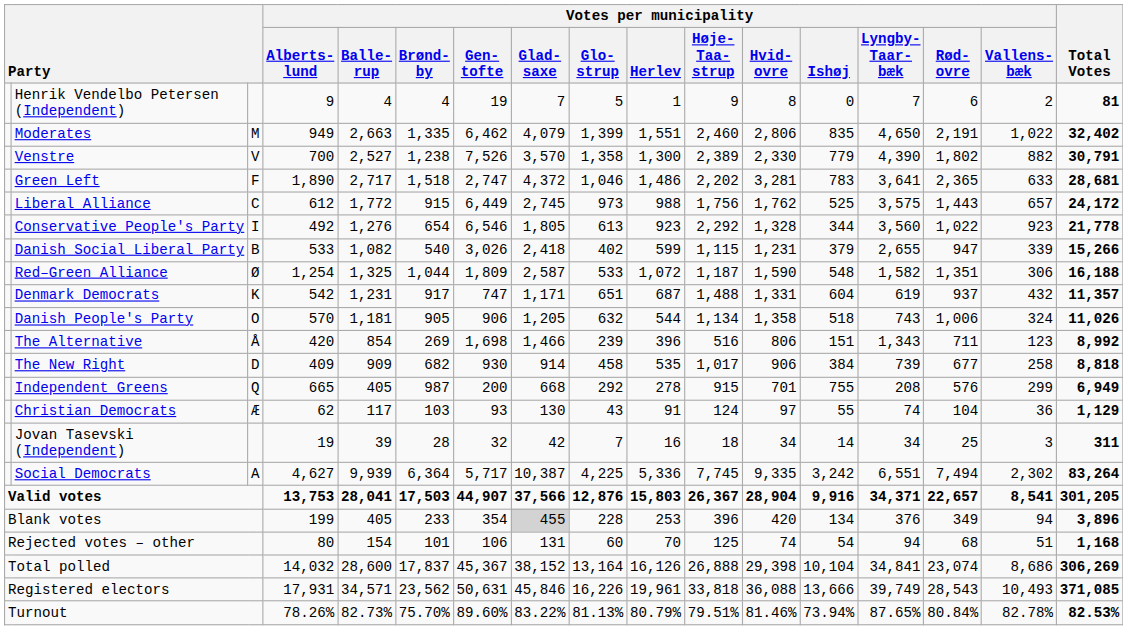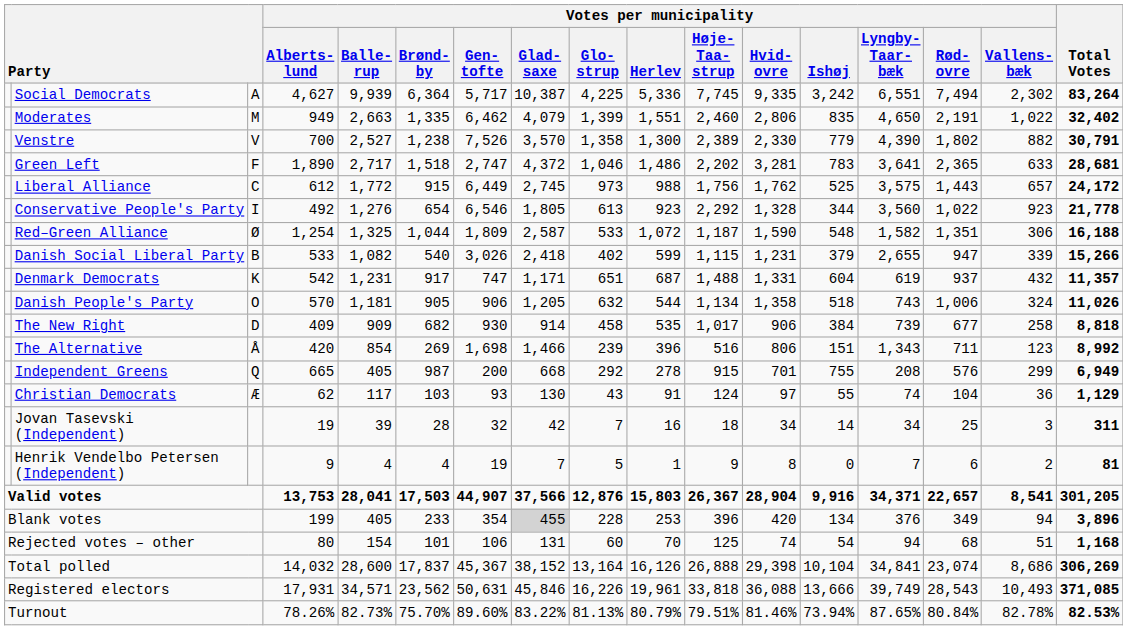rows swapped: (83, 474) <-> (117, 103)
rows swapped: (91, 273) <-> (129, 250)
rows swapped: (78, 342) <-> (70, 365)
